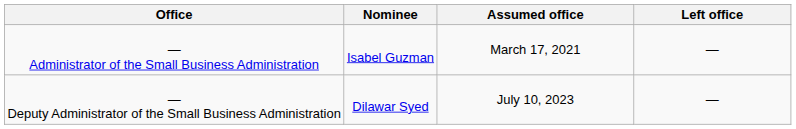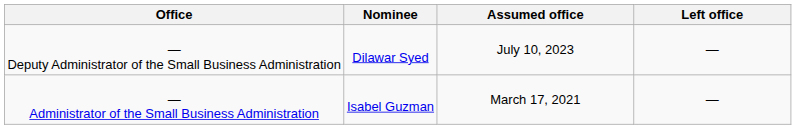rows swapped: (174, 57) <-> (174, 106)
